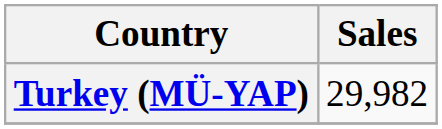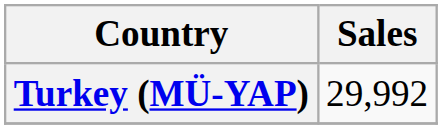(377, 92) 29,982 -> (377, 92) 29,992
